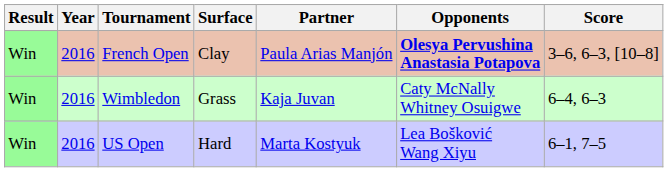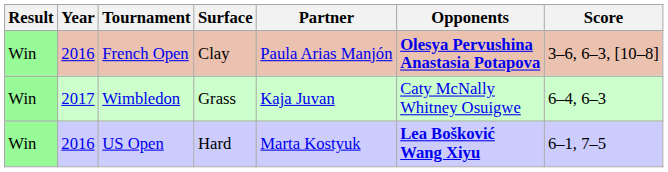(78, 98) 2016 -> (78, 98) 2017
(446, 143) normal -> (448, 143) bold
